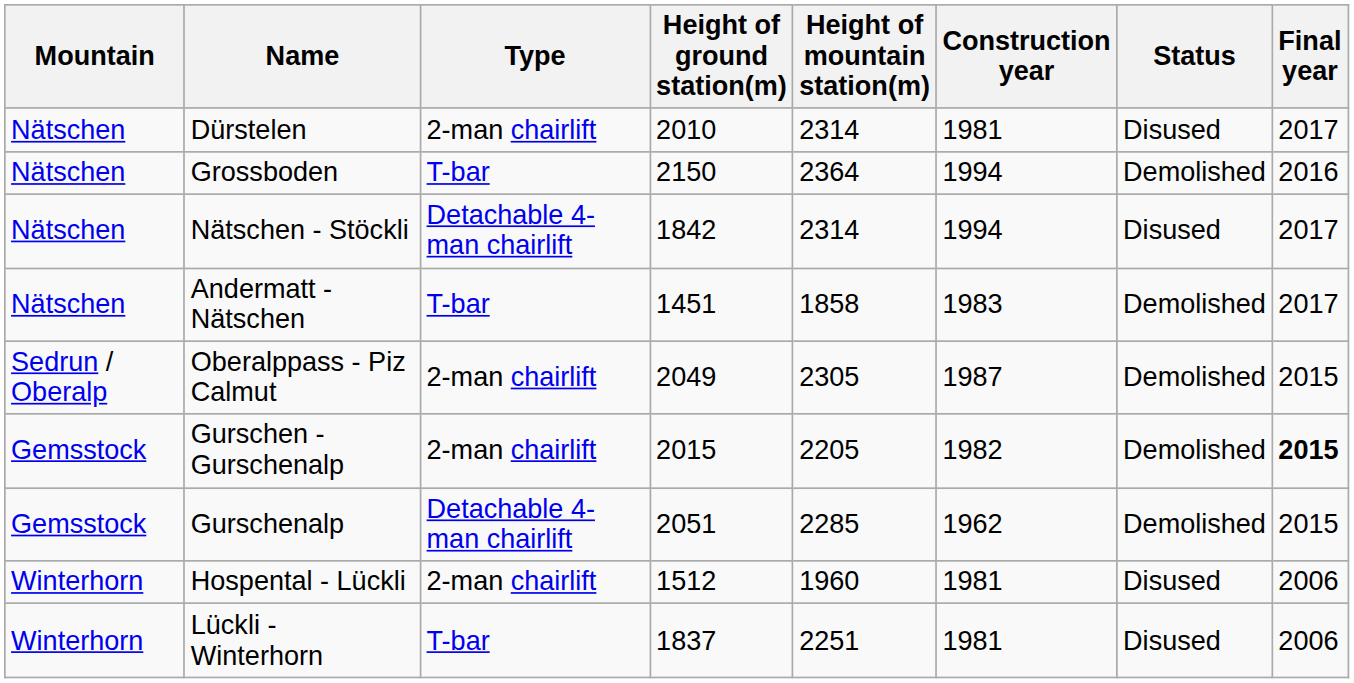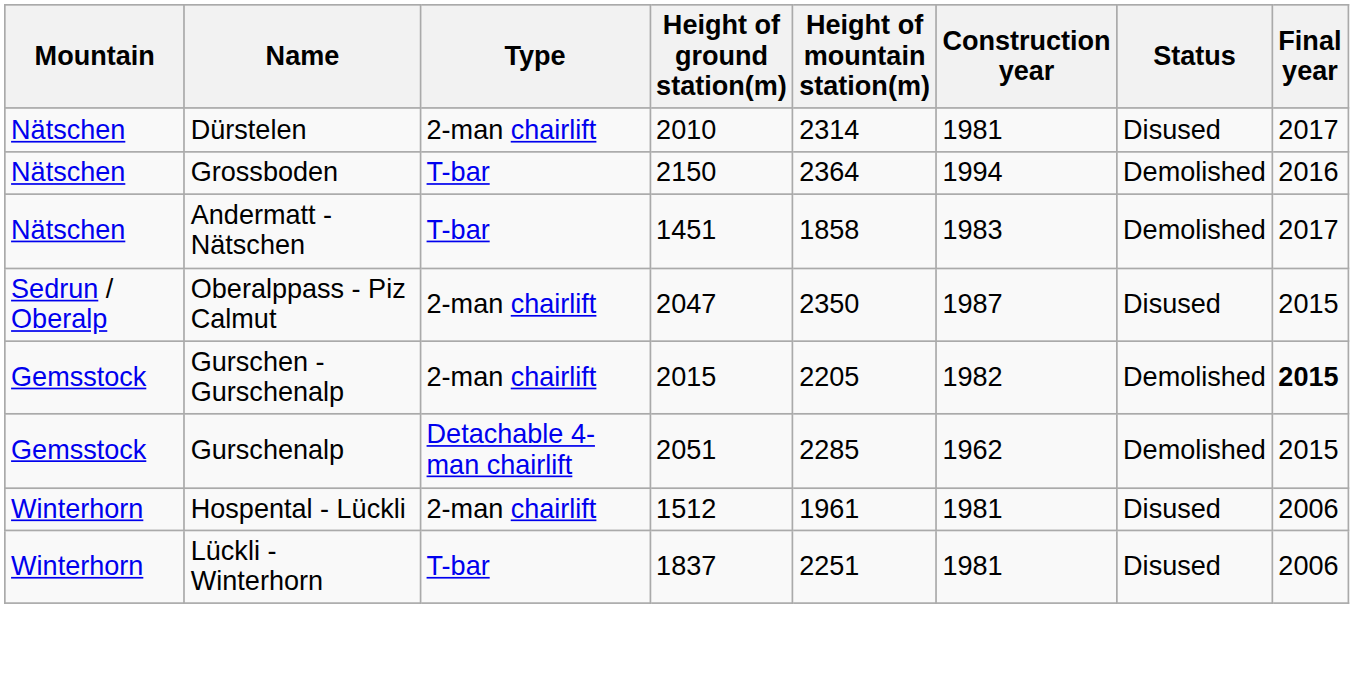- row: (300, 230)
(686, 377) 2049 -> (686, 303) 2047
(829, 377) 2305 -> (829, 303) 2350
(1194, 377) Demolished -> (1172, 303) Disused
(829, 581) 1960 -> (829, 508) 1961
